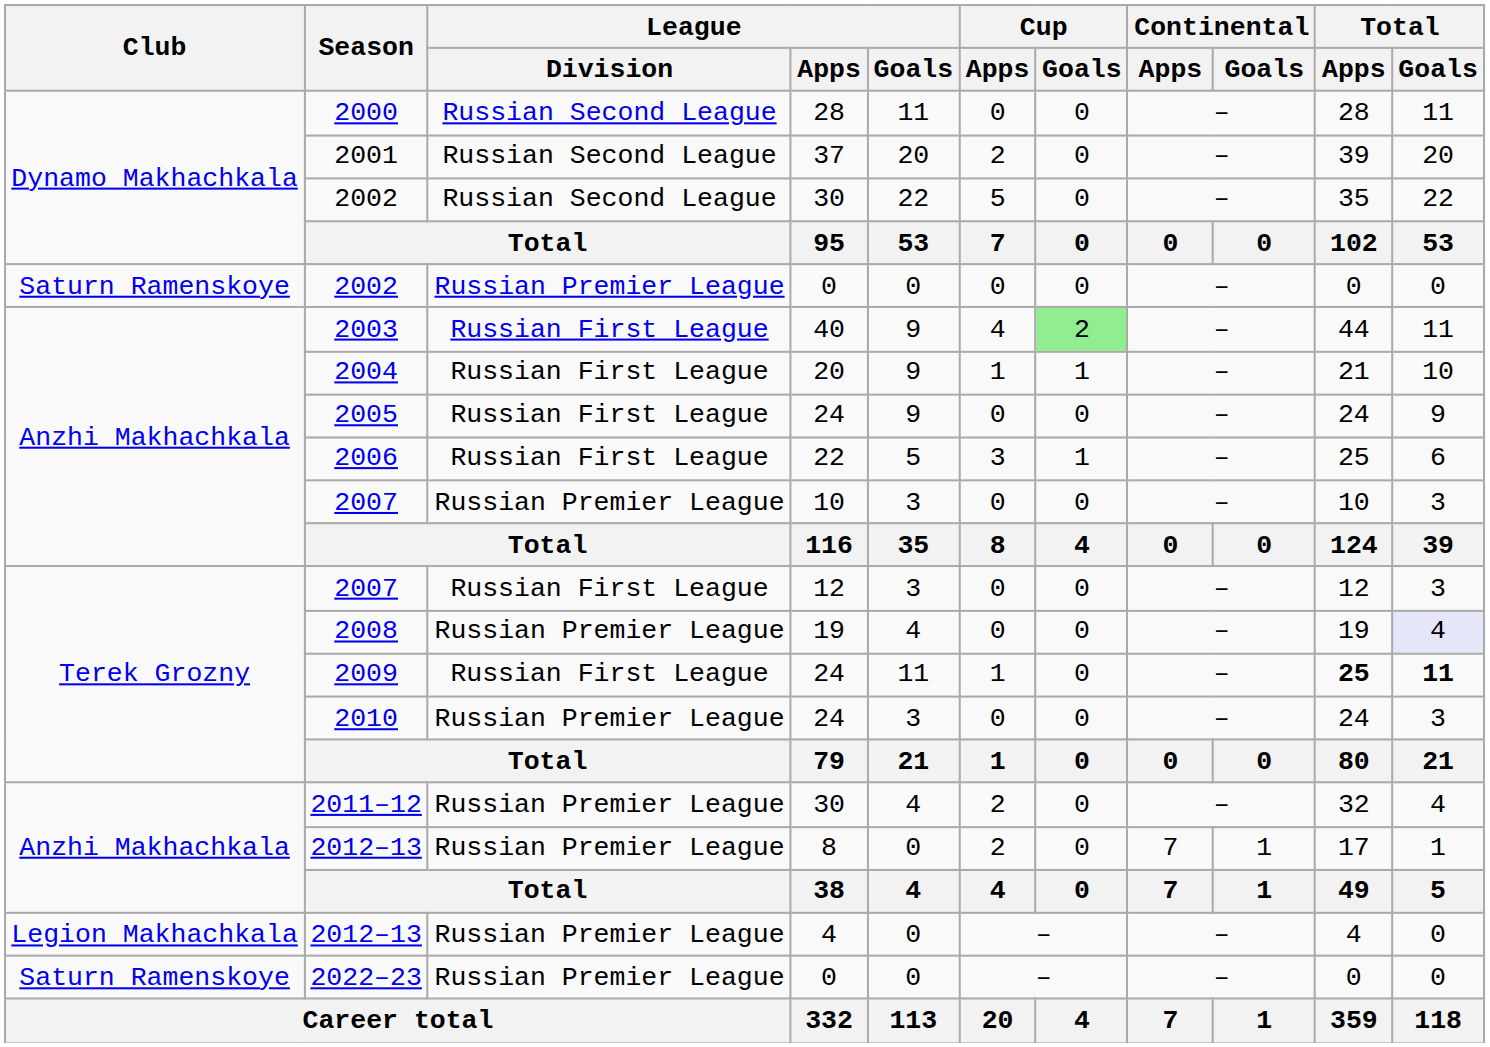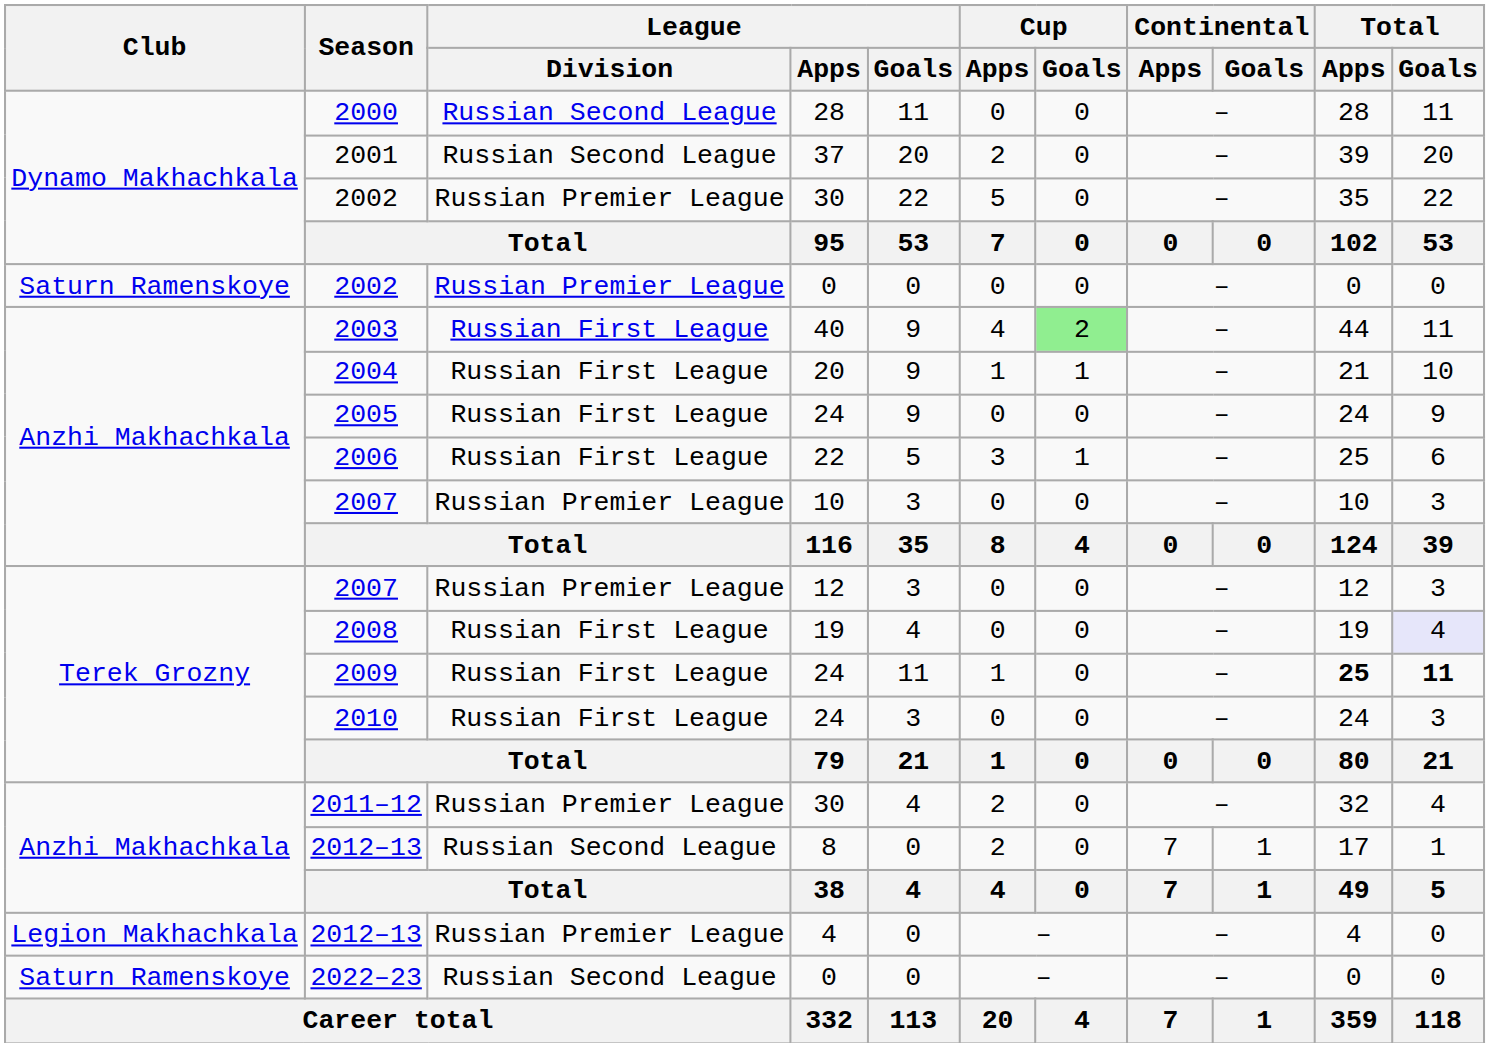(610, 200) Russian Second League -> (610, 200) Russian Premier League
(610, 589) Russian First League -> (610, 589) Russian Premier League
(610, 632) Russian Premier League -> (610, 632) Russian First League
(610, 718) Russian Premier League -> (610, 718) Russian First League
(610, 848) Russian Premier League -> (610, 848) Russian Second League
(610, 978) Russian Premier League -> (610, 978) Russian Second League
